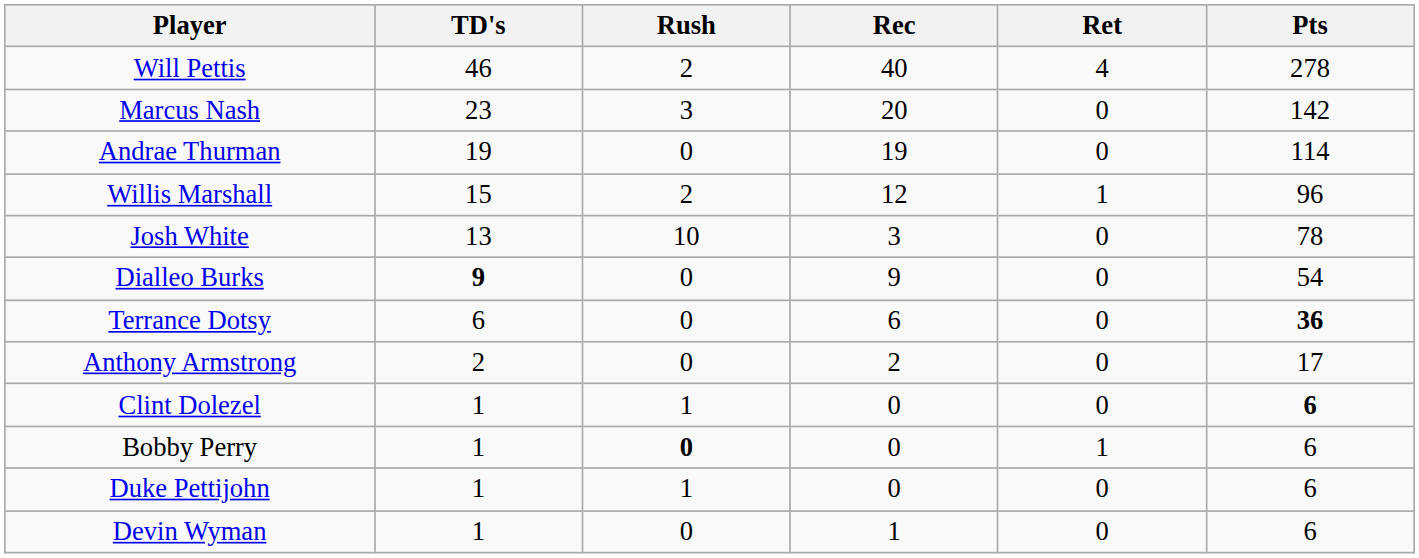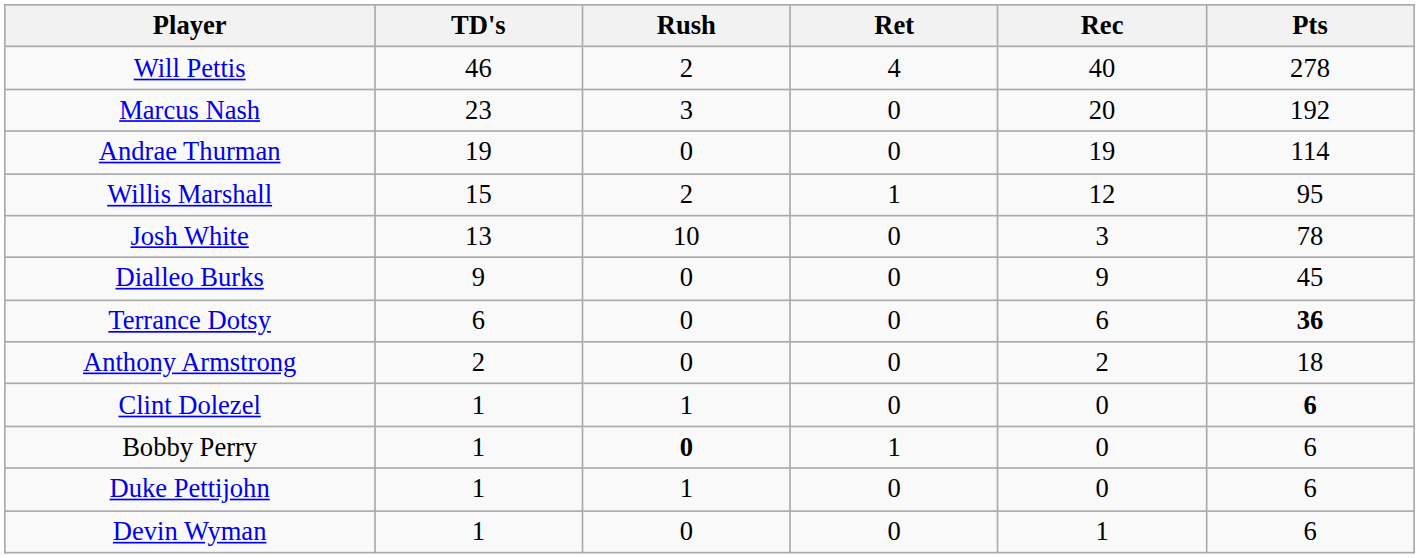columns swapped: (894, 25) <-> (1102, 25)
(1310, 109) 142 -> (1310, 109) 192
(1310, 194) 96 -> (1310, 194) 95
(478, 278) bold -> (478, 278) normal
(1310, 278) 54 -> (1310, 278) 45
(1310, 362) 17 -> (1310, 362) 18
